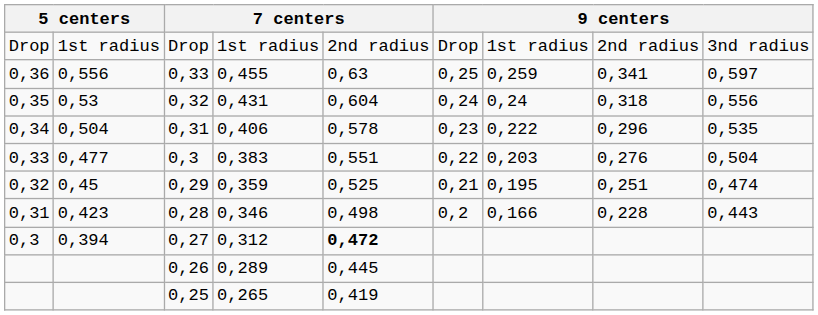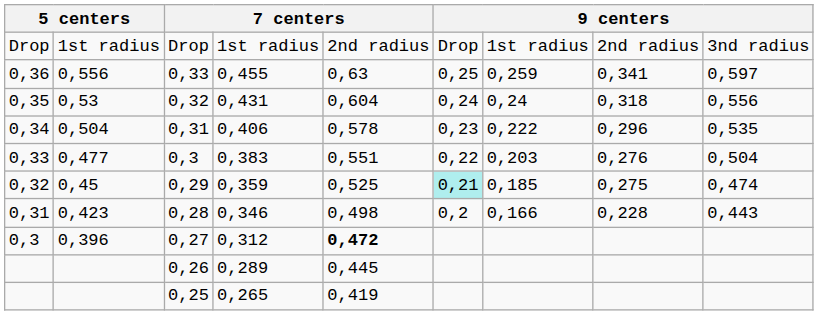(458, 185) no background -> (458, 185) paleturquoise background
(512, 185) 0,195 -> (512, 185) 0,185
(622, 185) 0,251 -> (622, 185) 0,275
(83, 241) 0,394 -> (83, 241) 0,396
